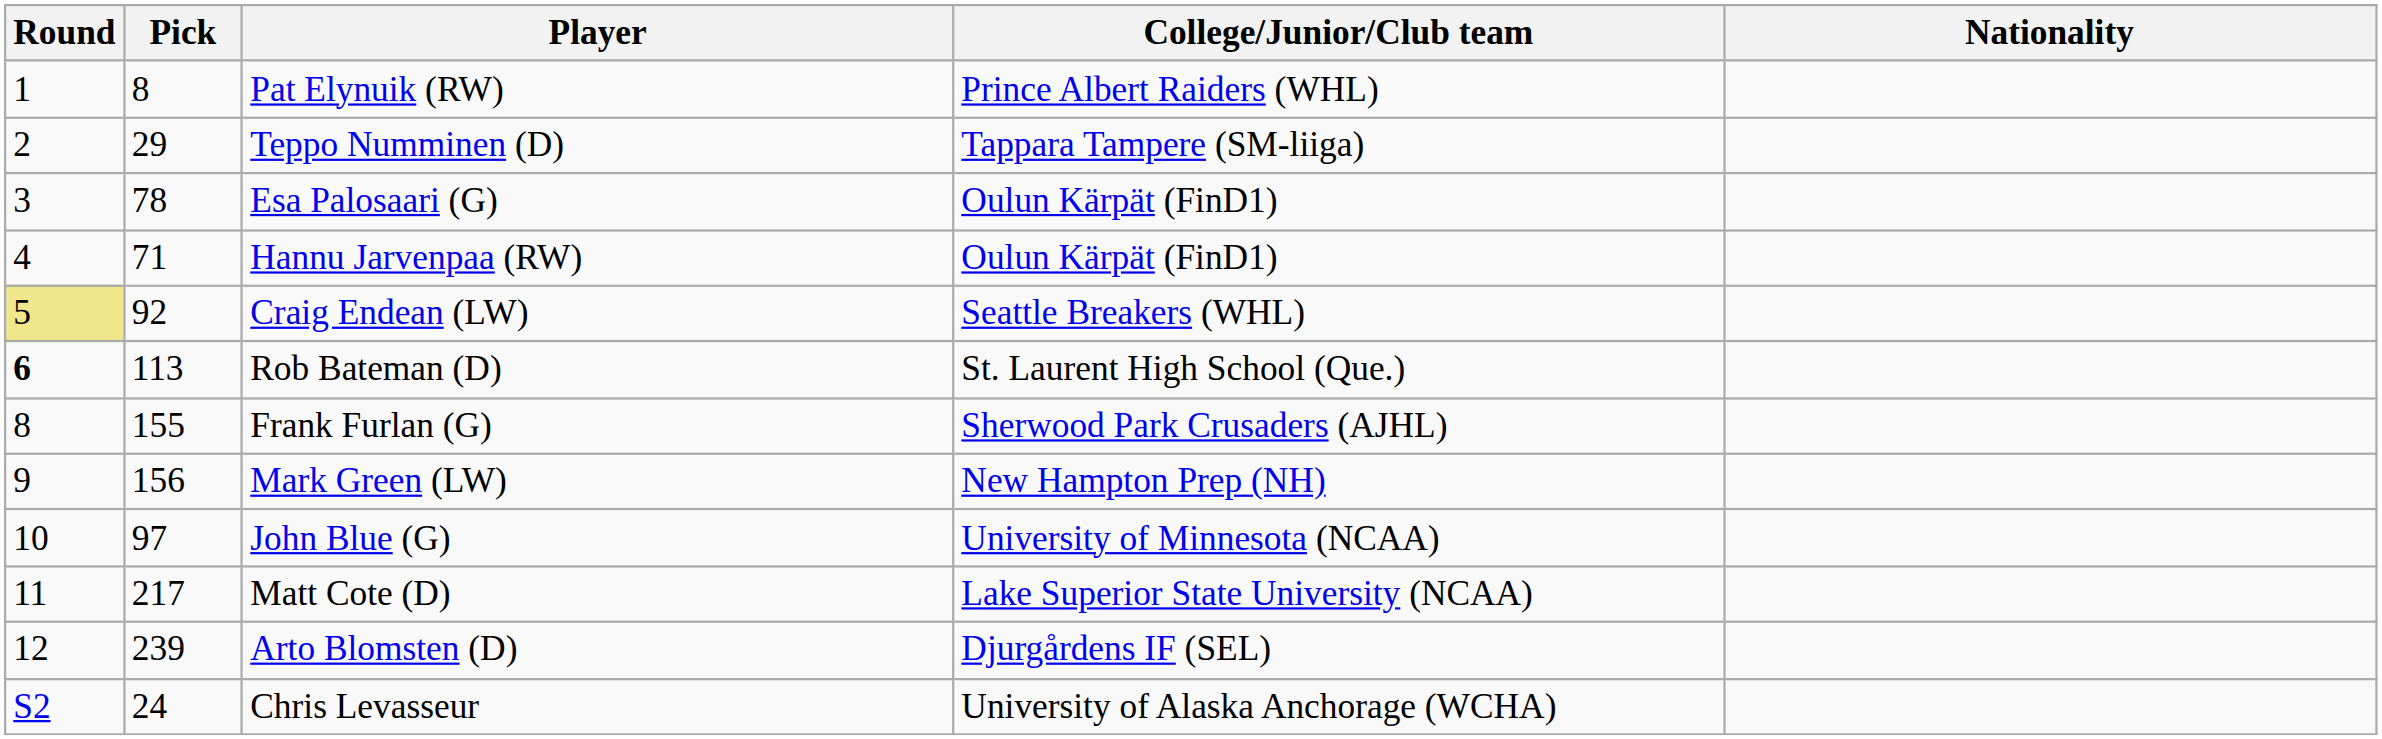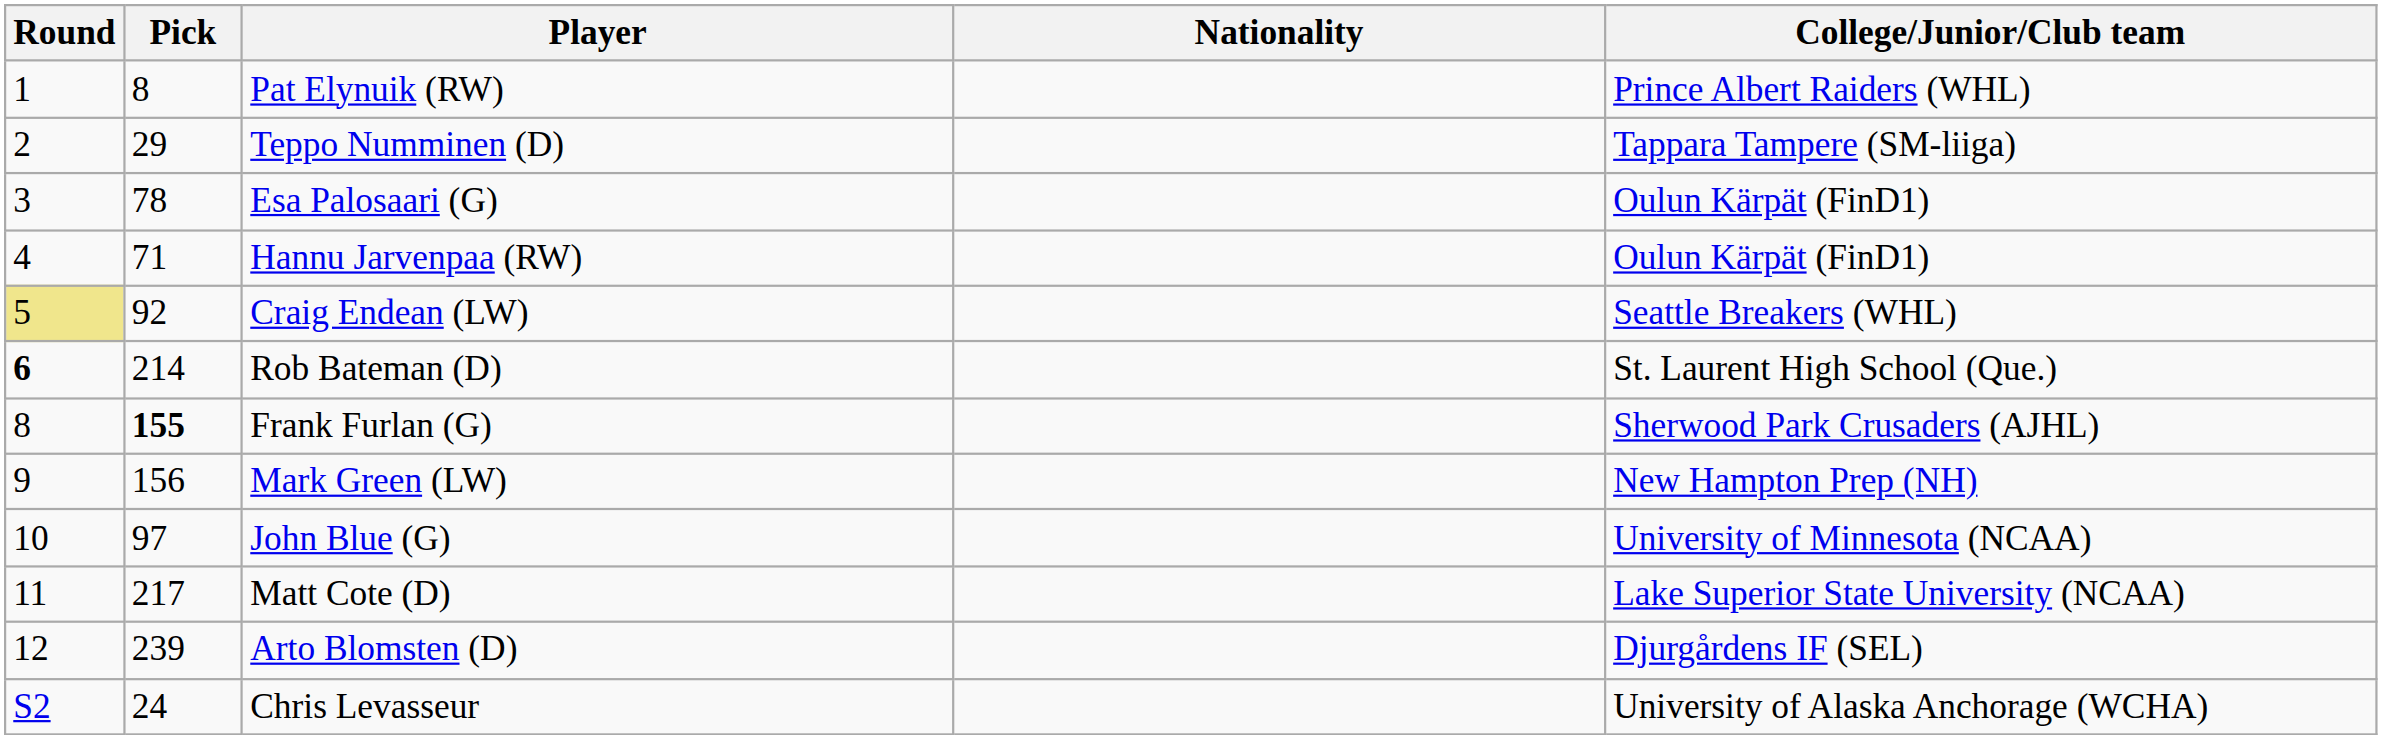columns swapped: (2049, 32) <-> (1338, 32)
(158, 369) 113 -> (158, 369) 214
(158, 425) normal -> (158, 425) bold
